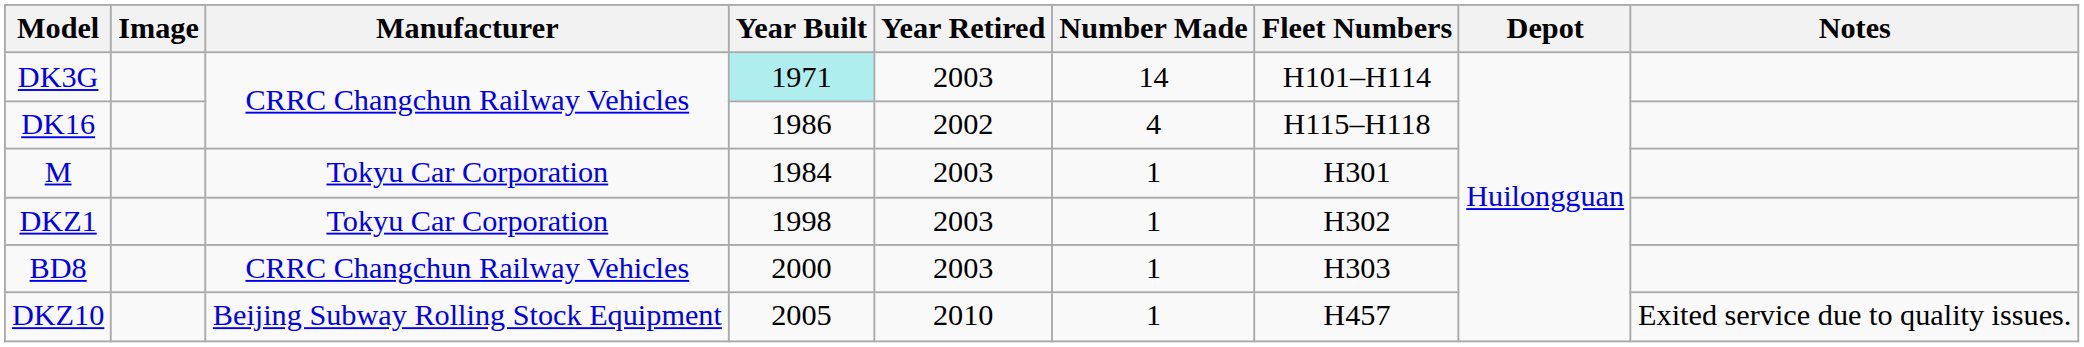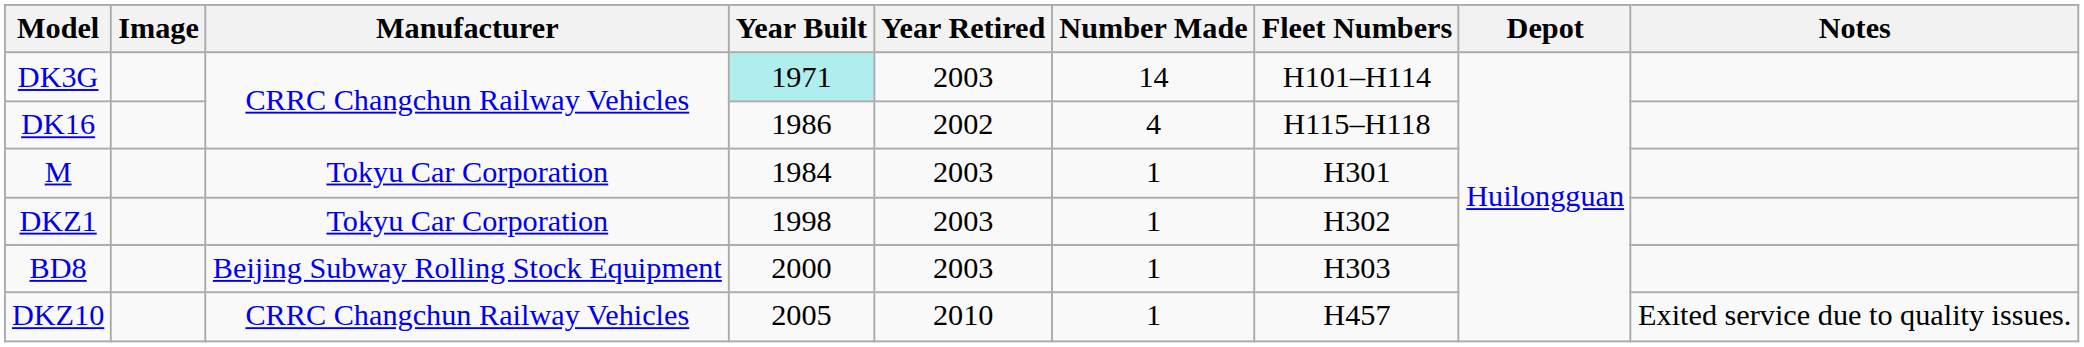(467, 268) CRRC Changchun Railway Vehicles -> (467, 268) Beijing Subway Rolling Stock Equipment
(467, 316) Beijing Subway Rolling Stock Equipment -> (467, 316) CRRC Changchun Railway Vehicles
